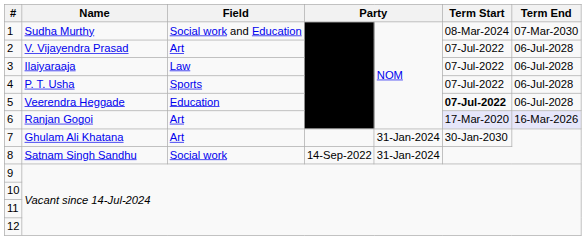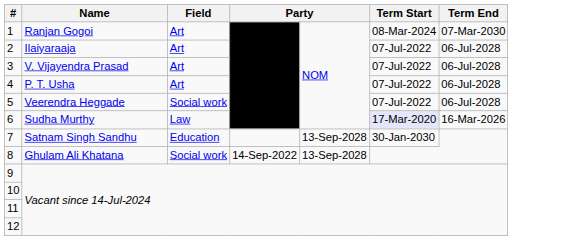(59, 31) Sudha Murthy -> (59, 31) Ranjan Gogoi
(236, 31) Social work and Education -> (177, 31) Art
(77, 48) V. Vijayendra Prasad -> (50, 48) Ilaiyaraaja
(50, 66) Ilaiyaraaja -> (77, 66) V. Vijayendra Prasad
(180, 66) Law -> (177, 66) Art
(186, 84) Sports -> (177, 84) Art
(195, 102) Education -> (198, 102) Social work
(475, 102) bold -> (402, 102) normal
(59, 119) Ranjan Gogoi -> (59, 119) Sudha Murthy
(177, 119) Art -> (180, 119) Law
(546, 119) lavender background -> (473, 119) no background
(74, 137) Ghulam Ali Khatana -> (81, 137) Satnam Singh Sandhu
(177, 137) Art -> (195, 137) Education
(408, 137) 31-Jan-2024 -> (334, 137) 13-Sep-2028
(81, 155) Satnam Singh Sandhu -> (74, 155) Ghulam Ali Khatana
(408, 155) 31-Jan-2024 -> (334, 155) 13-Sep-2028
